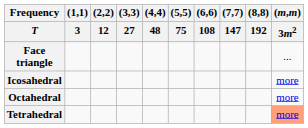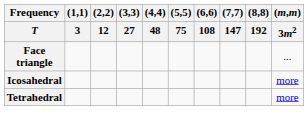- row: (34, 97)
(287, 114) lightsalmon background -> (287, 97) no background
